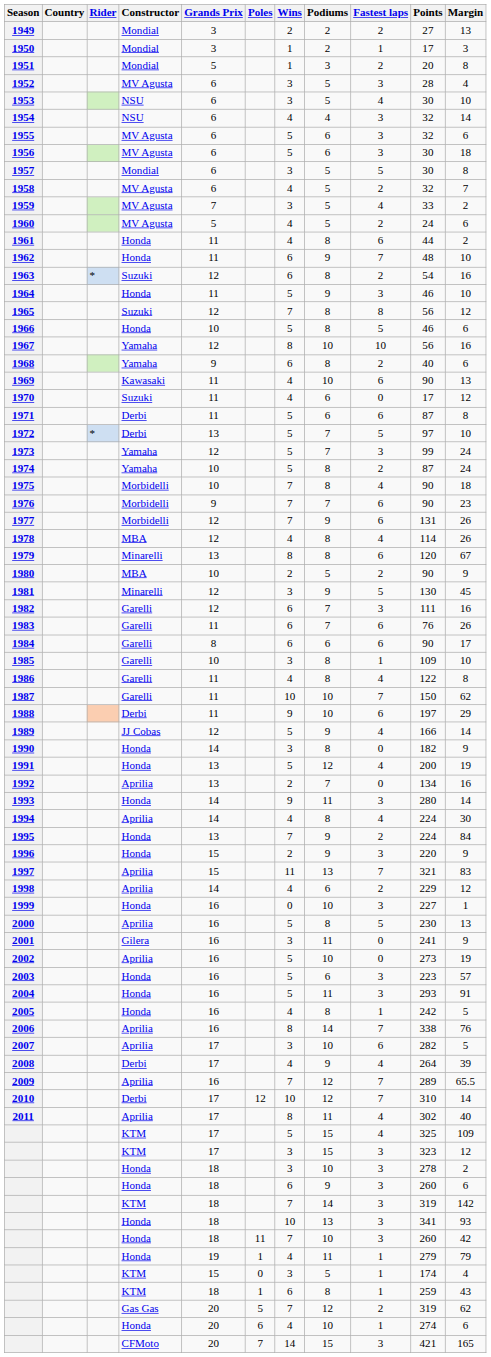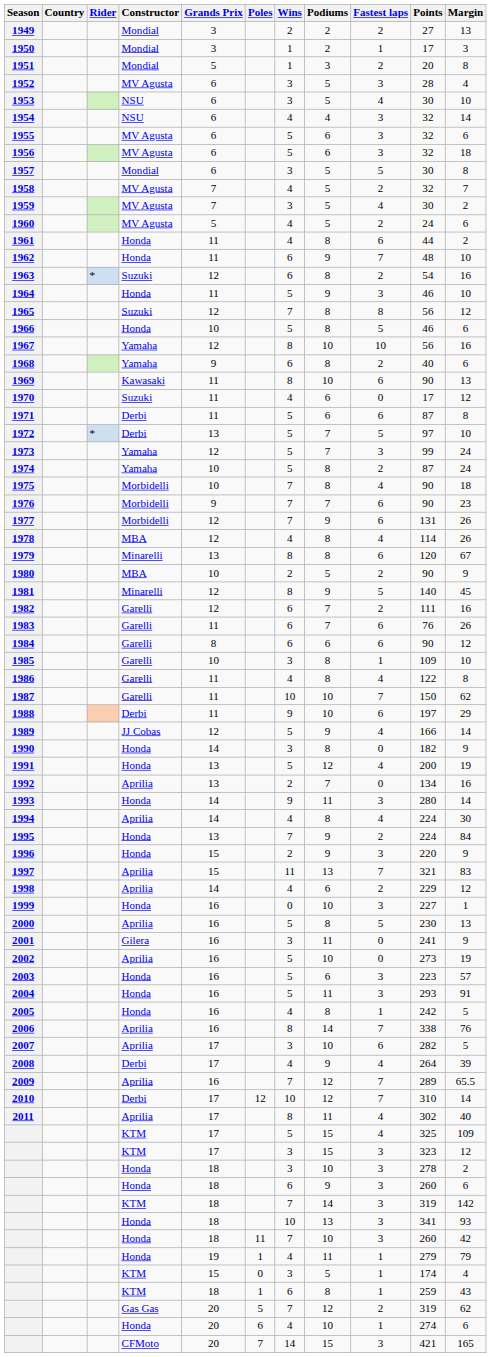(428, 153) 30 -> (428, 153) 32
(214, 188) 6 -> (214, 188) 7
(428, 205) 33 -> (428, 205) 30
(290, 380) 4 -> (290, 380) 8
(290, 591) 3 -> (290, 591) 8
(428, 591) 130 -> (428, 591) 140
(381, 608) 3 -> (381, 608) 2
(465, 643) 17 -> (465, 643) 12
